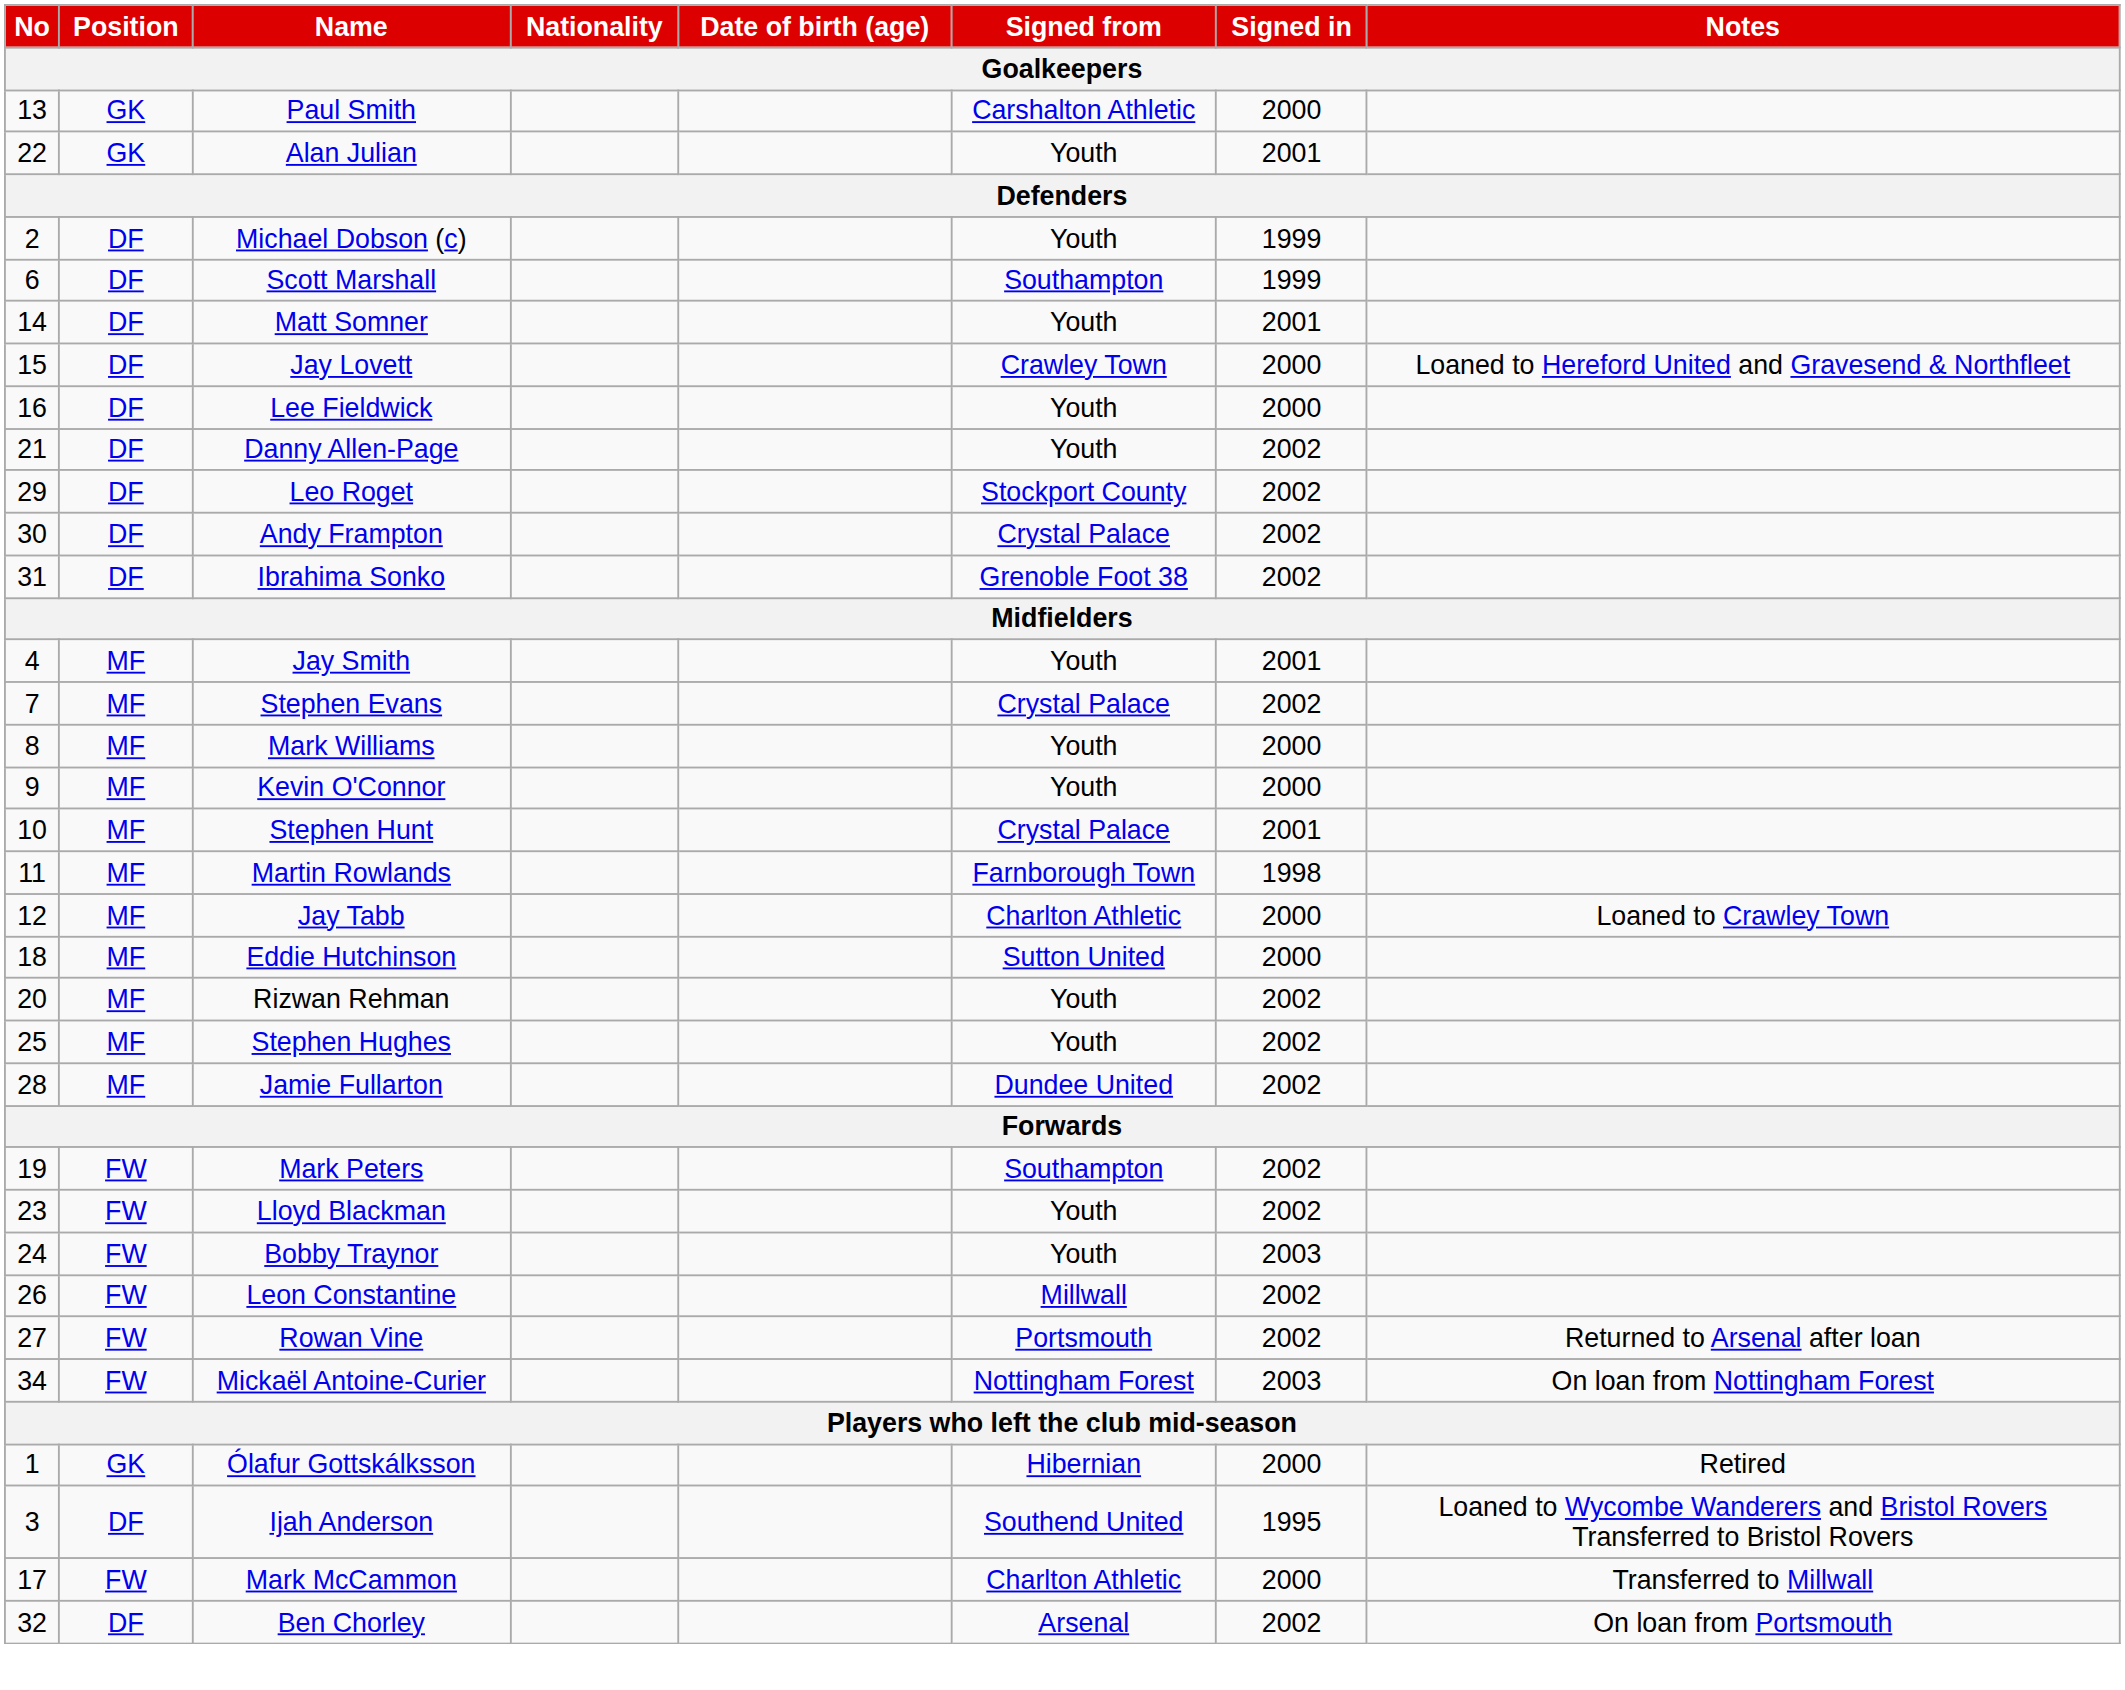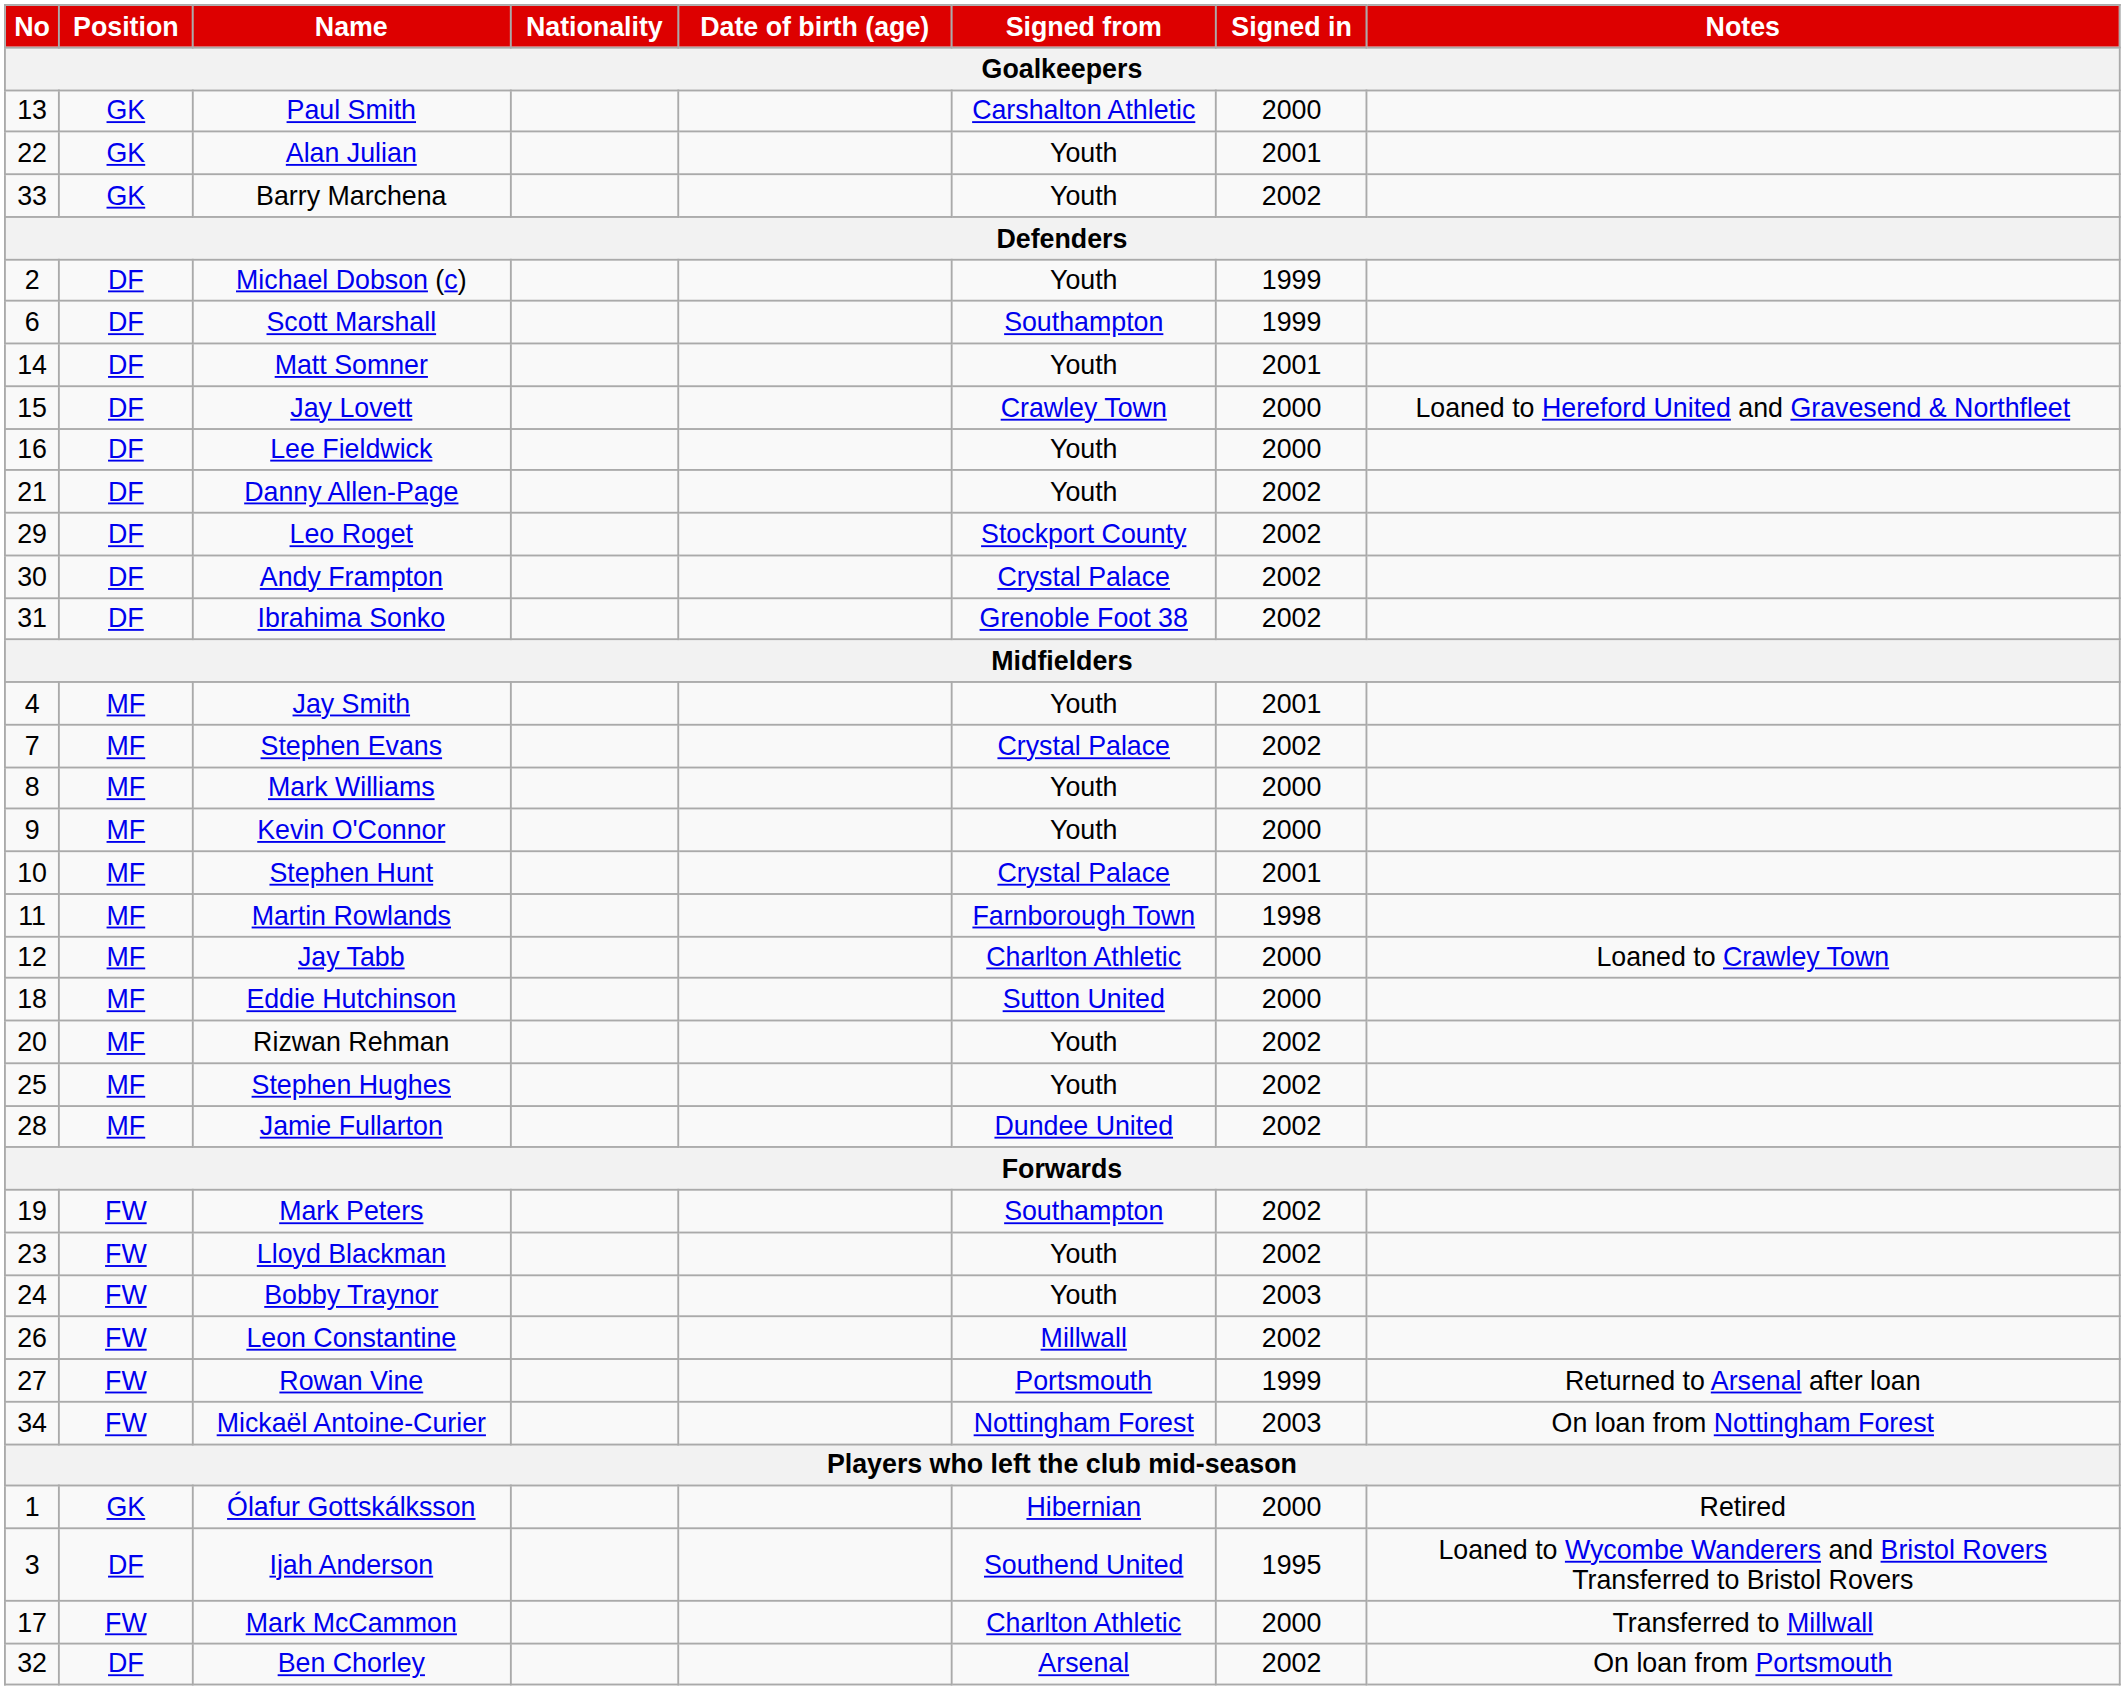+ row: (351, 196)
(1292, 1338) 2002 -> (1292, 1381) 1999
